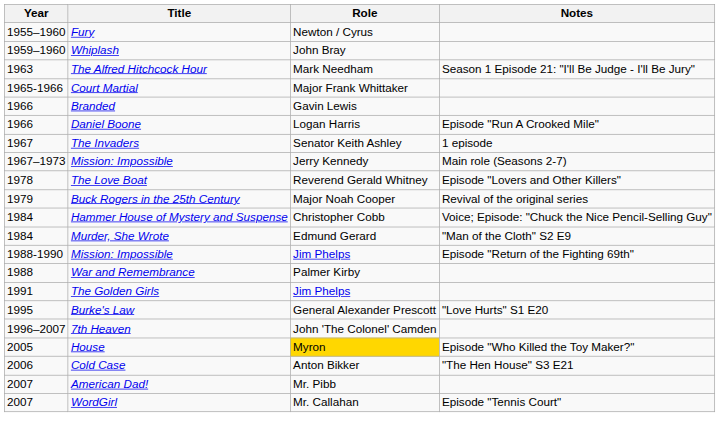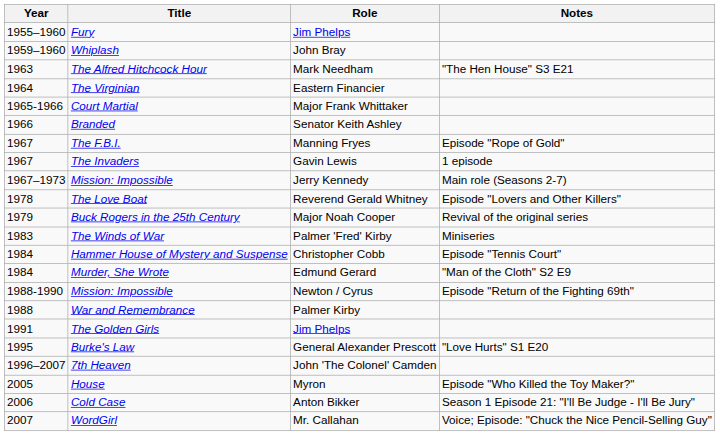(333, 32) Newton / Cyrus -> (322, 32) Jim Phelps
(568, 69) Season 1 Episode 21: "I'll Be Judge - I'll Be Jury" -> (508, 69) "The Hen House" S3 E21
+ row: (20, 87)
(325, 106) Gavin Lewis -> (347, 124) Senator Keith Ashley
- row: (20, 124)
+ row: (20, 143)
(347, 143) Senator Keith Ashley -> (325, 161) Gavin Lewis
+ row: (20, 236)
(577, 217) Voice; Episode: "Chuck the Nice Pencil-Selling Guy" -> (502, 254) Episode "Tennis Court"
(322, 254) Jim Phelps -> (333, 291) Newton / Cyrus
(309, 347) gold background -> (309, 384) no background
(508, 365) "The Hen House" S3 E21 -> (568, 402) Season 1 Episode 21: "I'll Be Judge - I'll Be Jury"
- row: (20, 384)
(502, 402) Episode "Tennis Court" -> (577, 421) Voice; Episode: "Chuck the Nice Pencil-Selling Guy"
